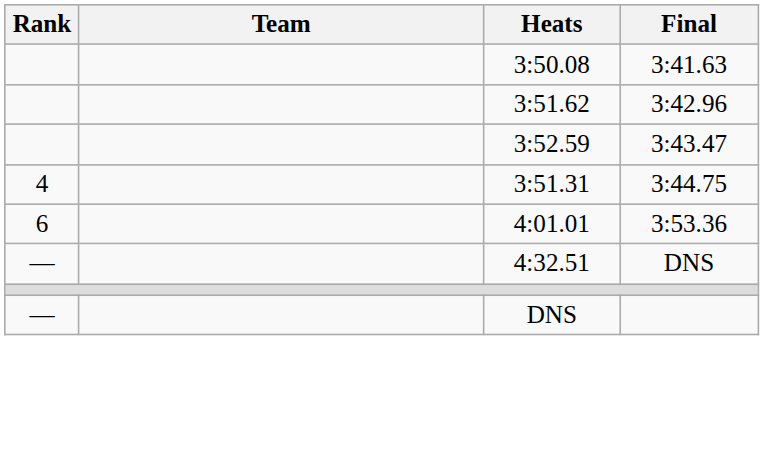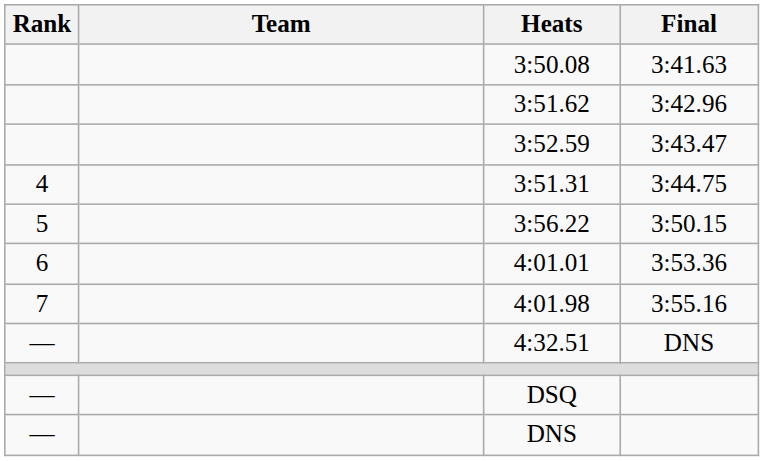+ row: (552, 223)
+ row: (552, 303)
+ row: (552, 394)
